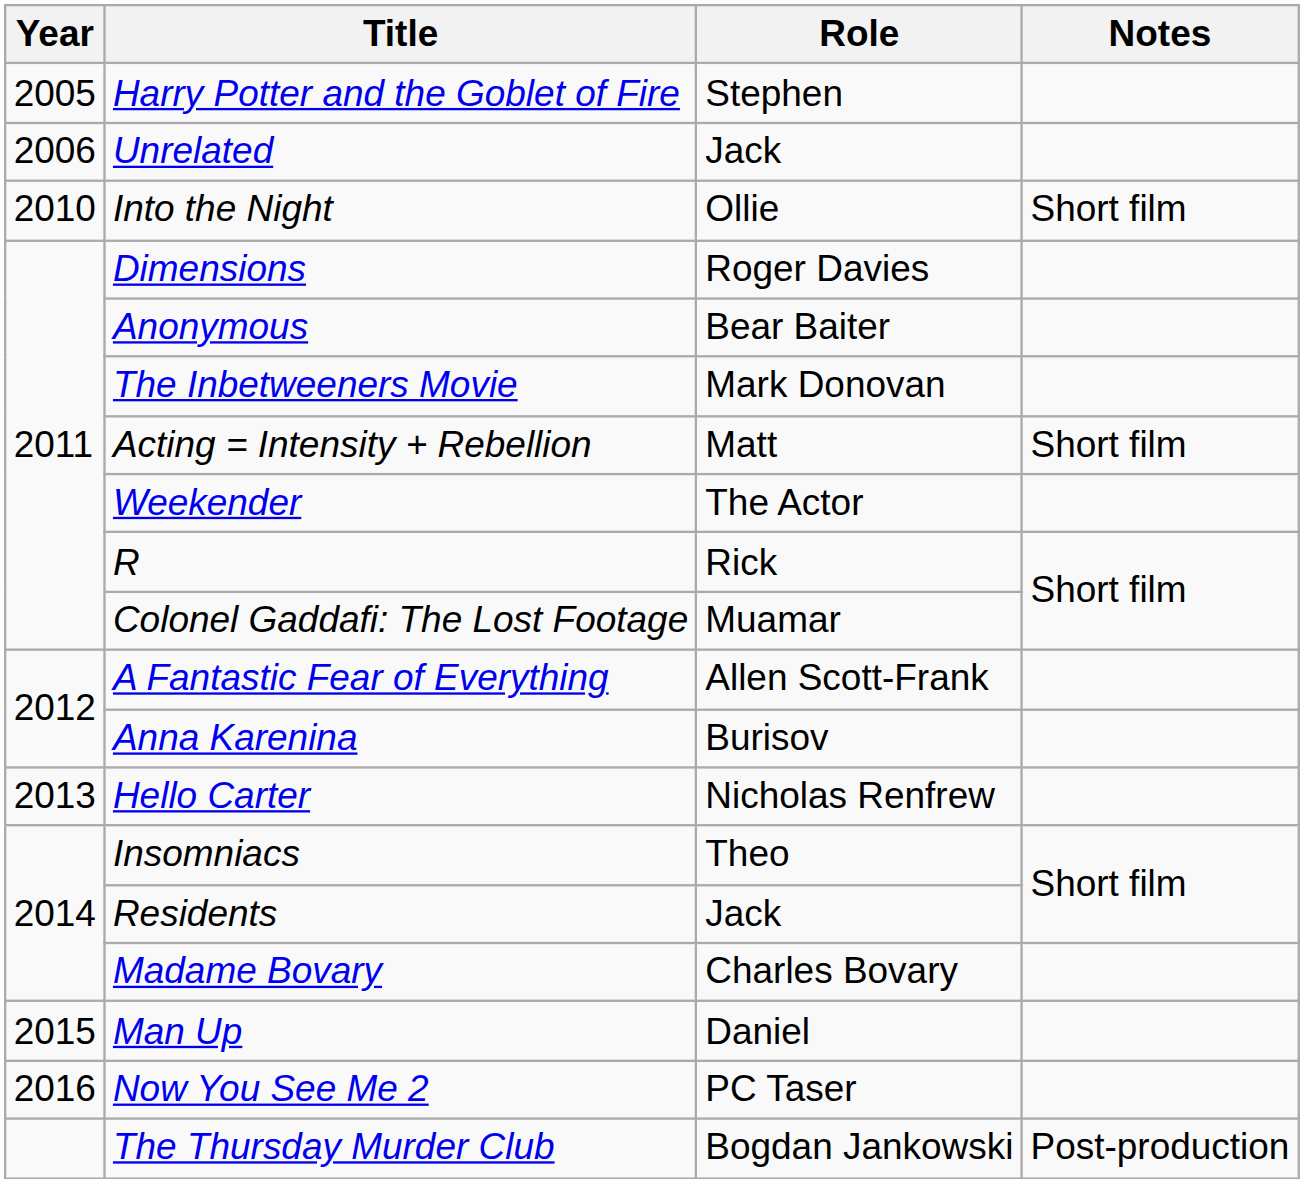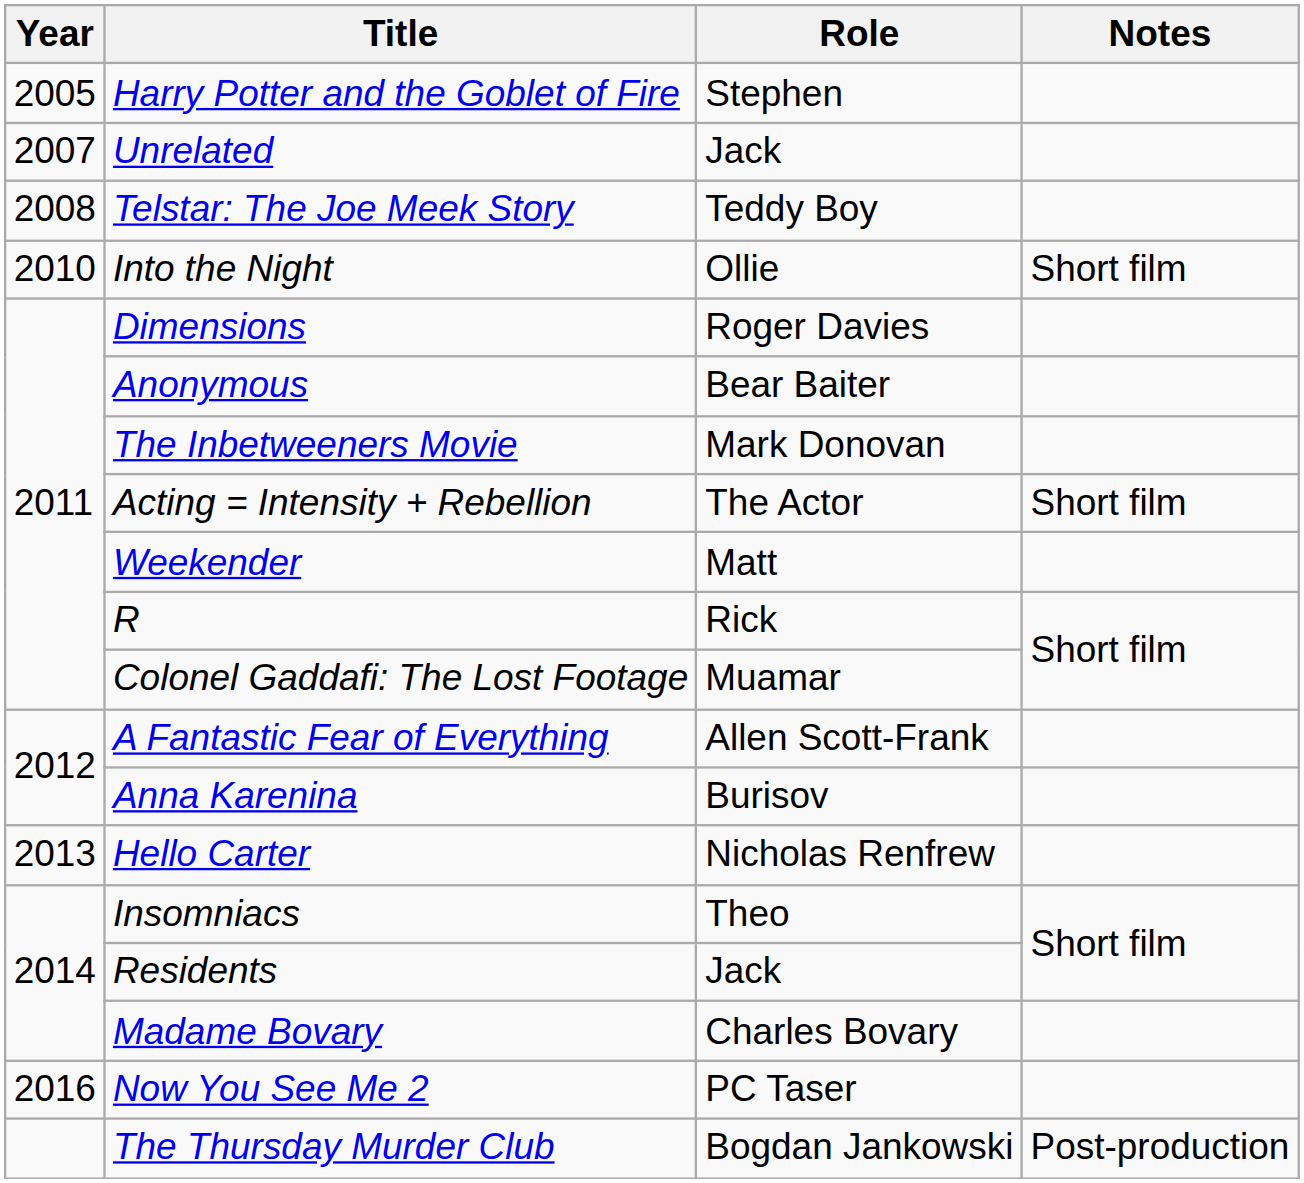(55, 151) 2006 -> (55, 151) 2007
+ row: (343, 209)
(741, 444) Matt -> (784, 502) The Actor
(784, 502) The Actor -> (741, 561) Matt
- row: (178, 1030)
